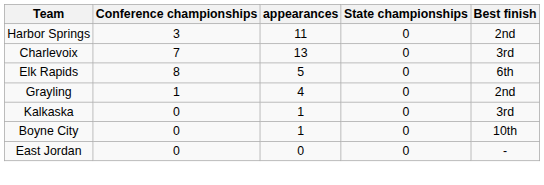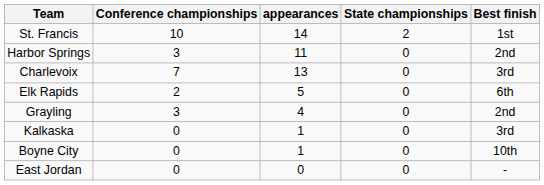+ row: (49, 33)
(177, 72) 8 -> (177, 92) 2
(177, 92) 1 -> (177, 111) 3
